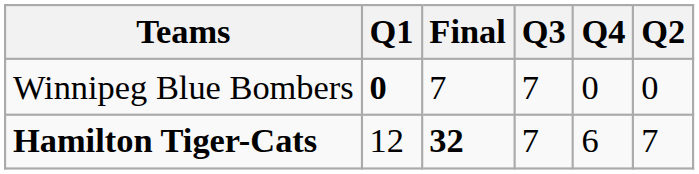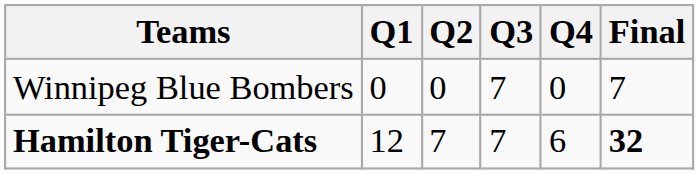columns swapped: (663, 31) <-> (468, 31)
(378, 86) bold -> (378, 86) normal
